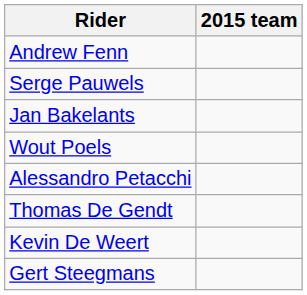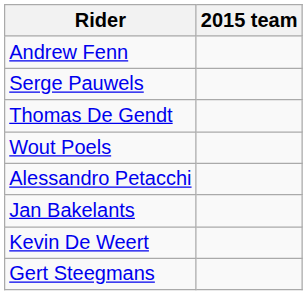rows swapped: (91, 210) <-> (72, 115)
